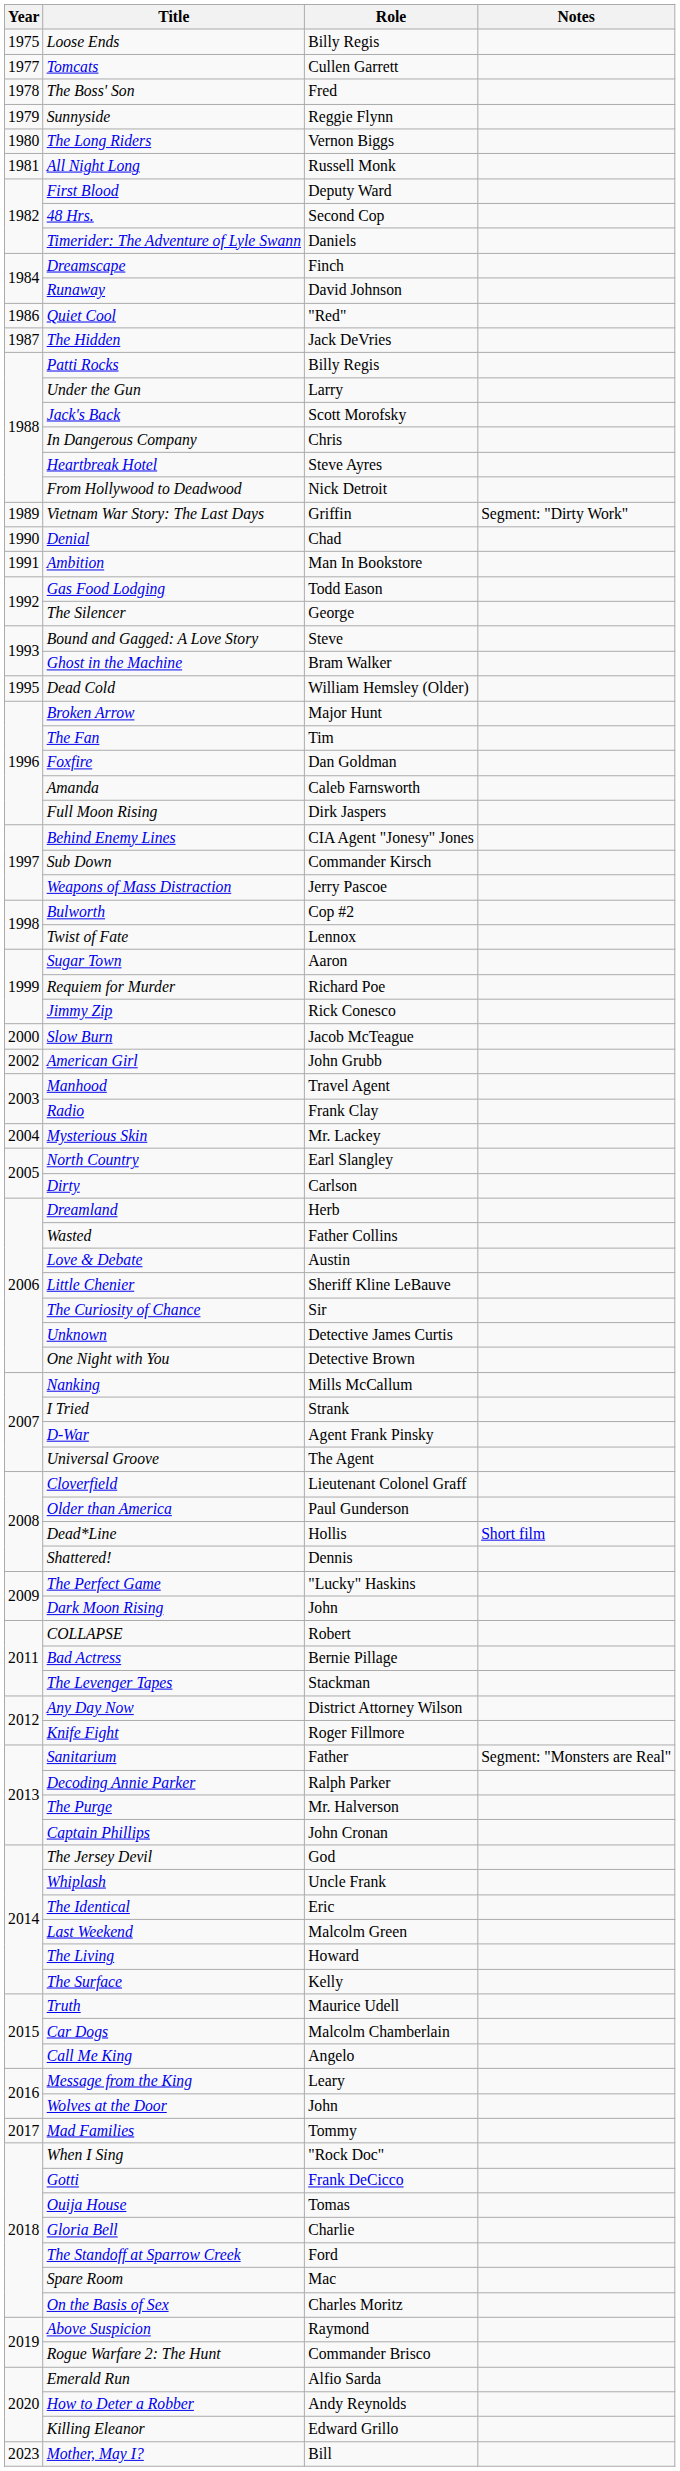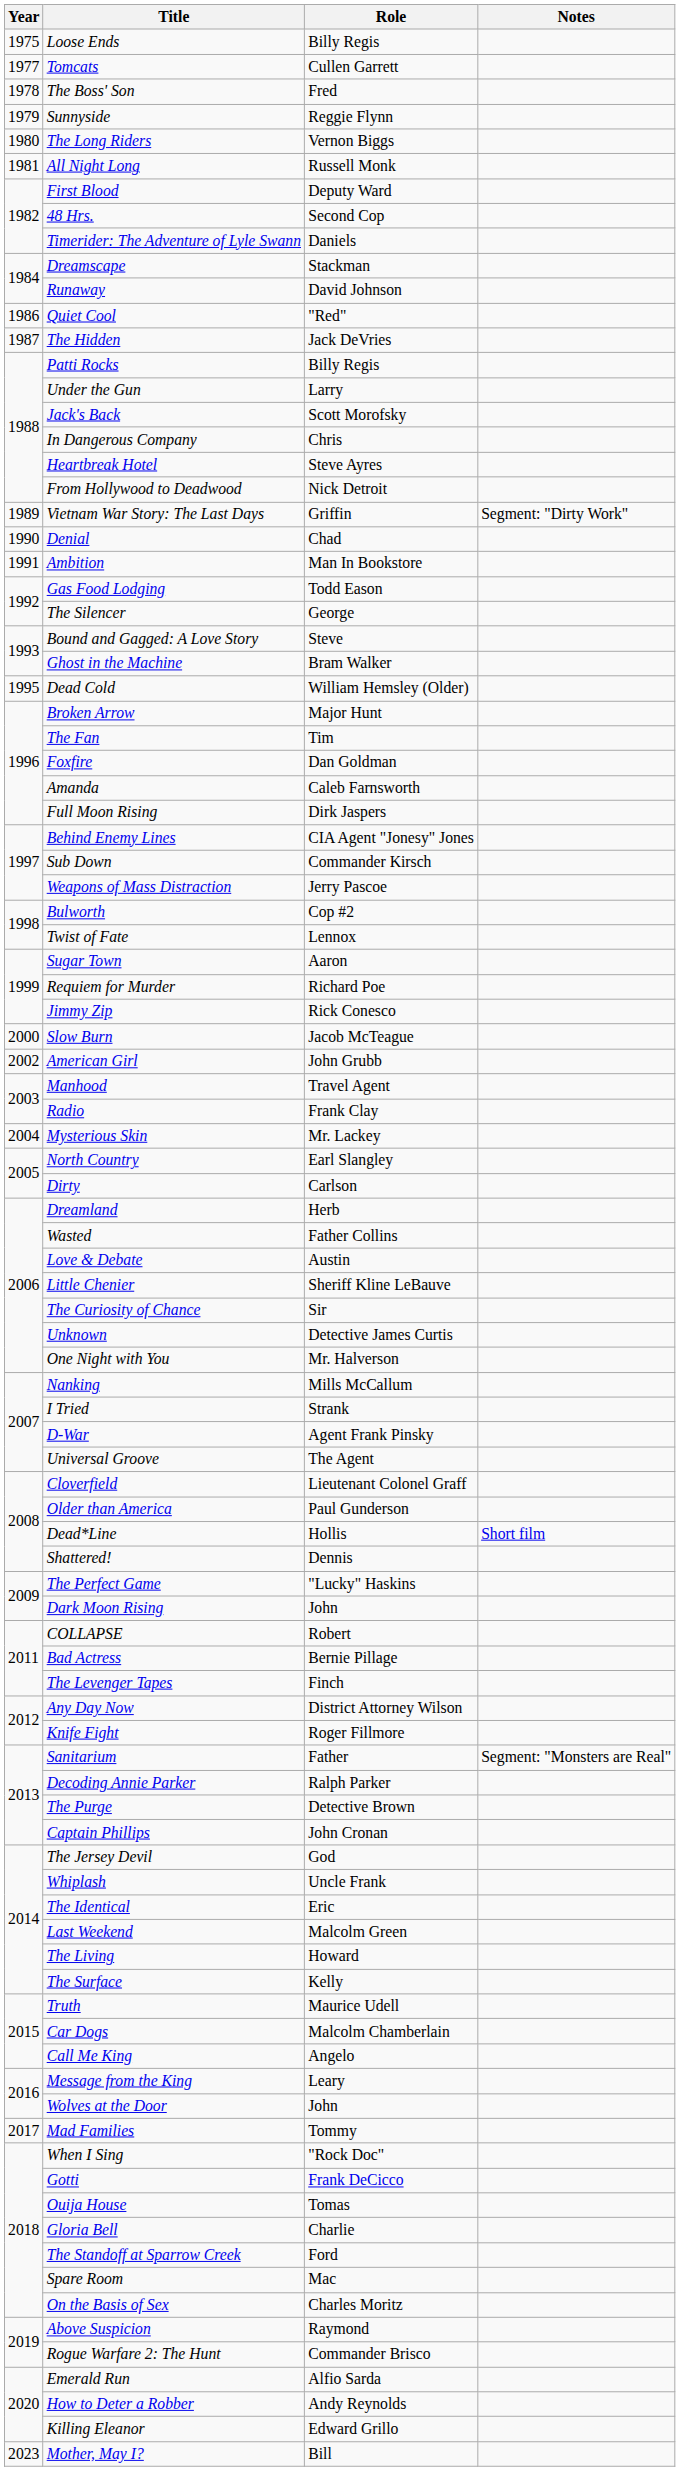(326, 265) Finch -> (339, 265) Stackman
(362, 1359) Detective Brown -> (354, 1359) Mr. Halverson
(339, 1683) Stackman -> (326, 1683) Finch
(354, 1807) Mr. Halverson -> (362, 1807) Detective Brown
